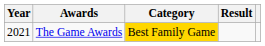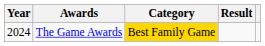(19, 32) 2021 -> (19, 32) 2024
